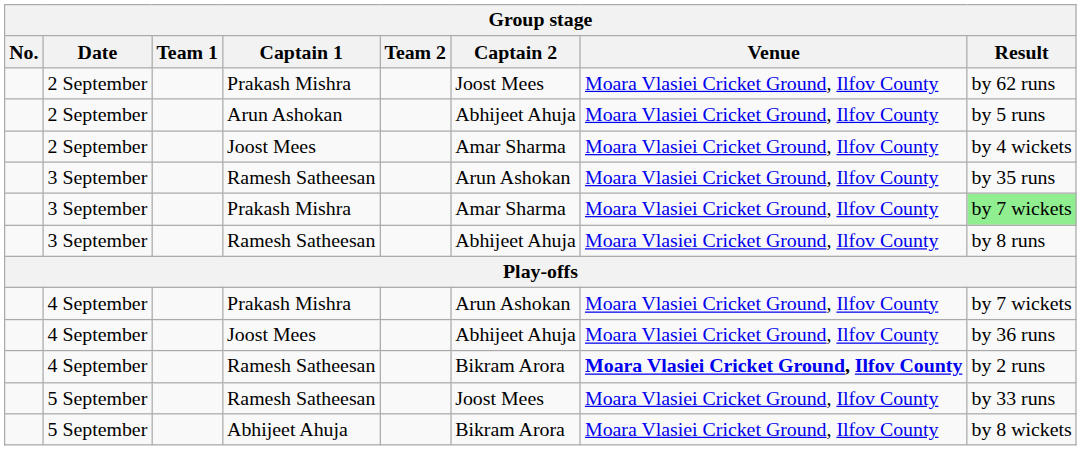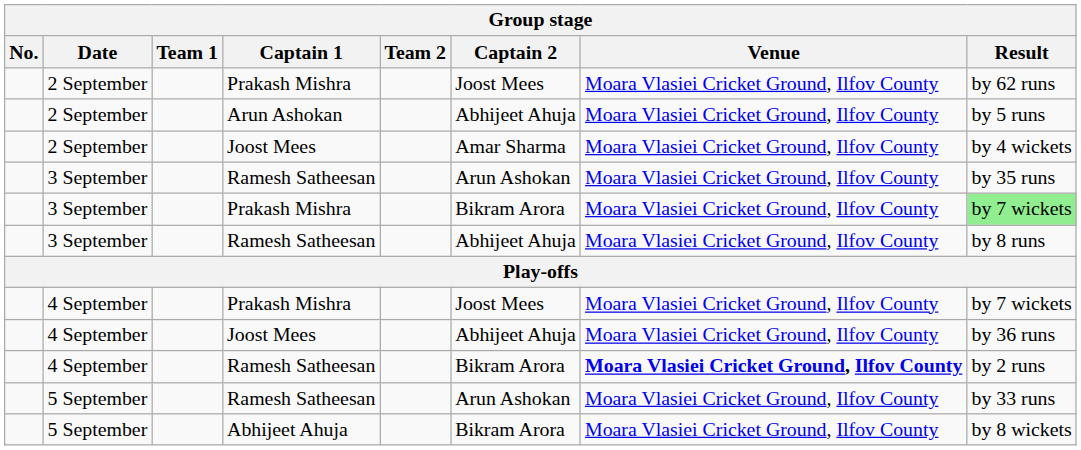(511, 209) Amar Sharma -> (510, 209) Bikram Arora
(513, 303) Arun Ashokan -> (500, 303) Joost Mees
(500, 397) Joost Mees -> (513, 397) Arun Ashokan
